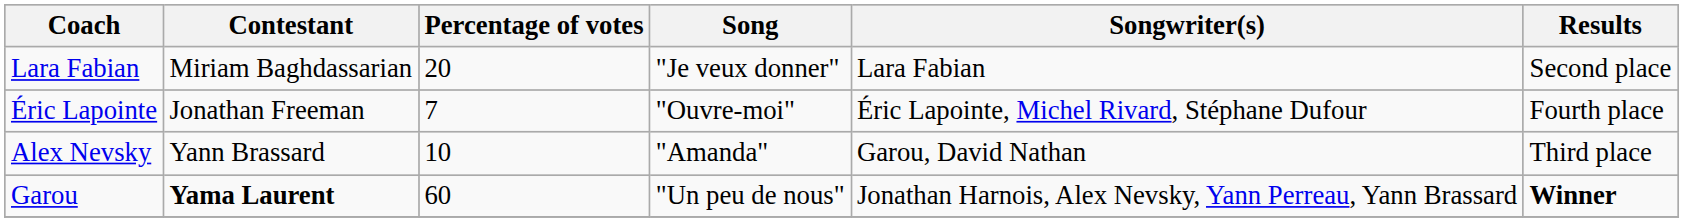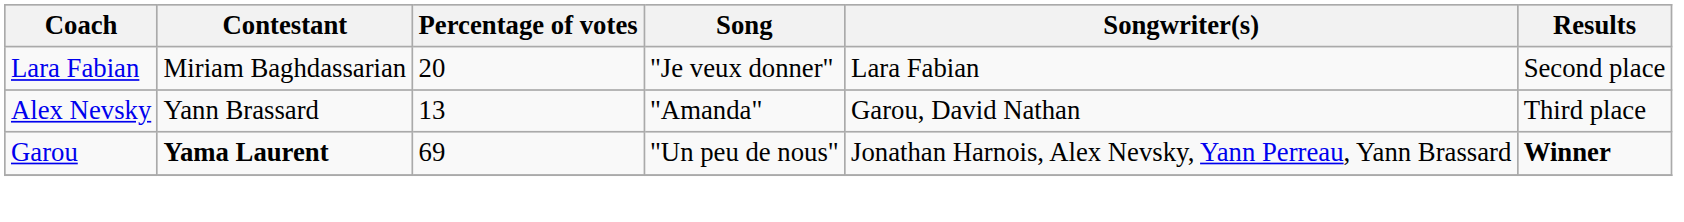- row: (84, 110)
(438, 152) 10 -> (432, 110) 13
(438, 195) 60 -> (432, 152) 69
